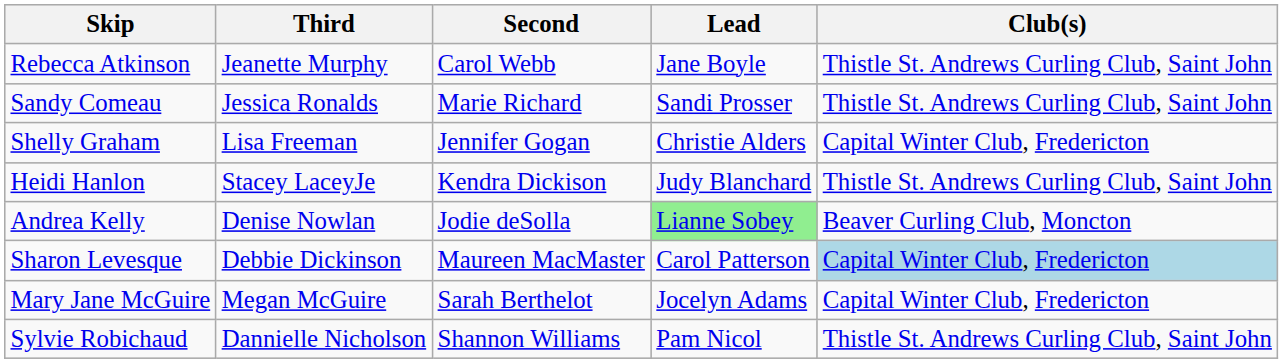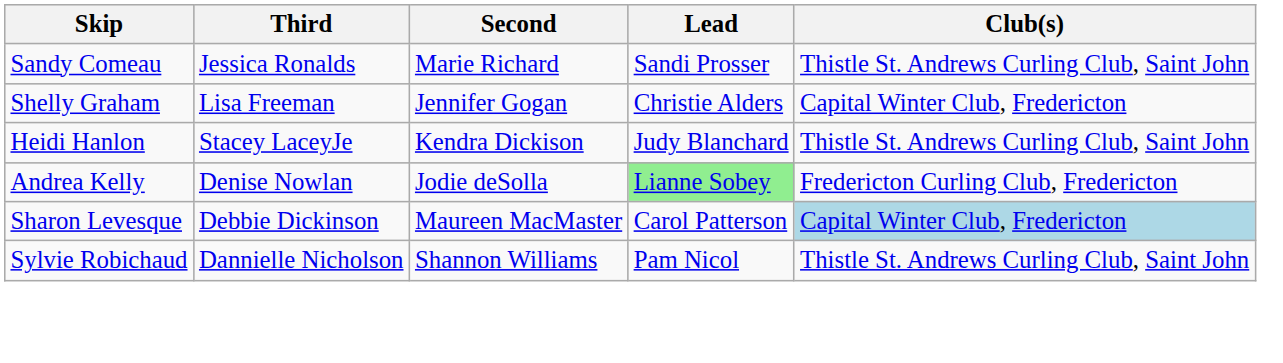- row: (100, 63)
(977, 220) Beaver Curling Club, Moncton -> (989, 181) Fredericton Curling Club, Fredericton
- row: (110, 299)
